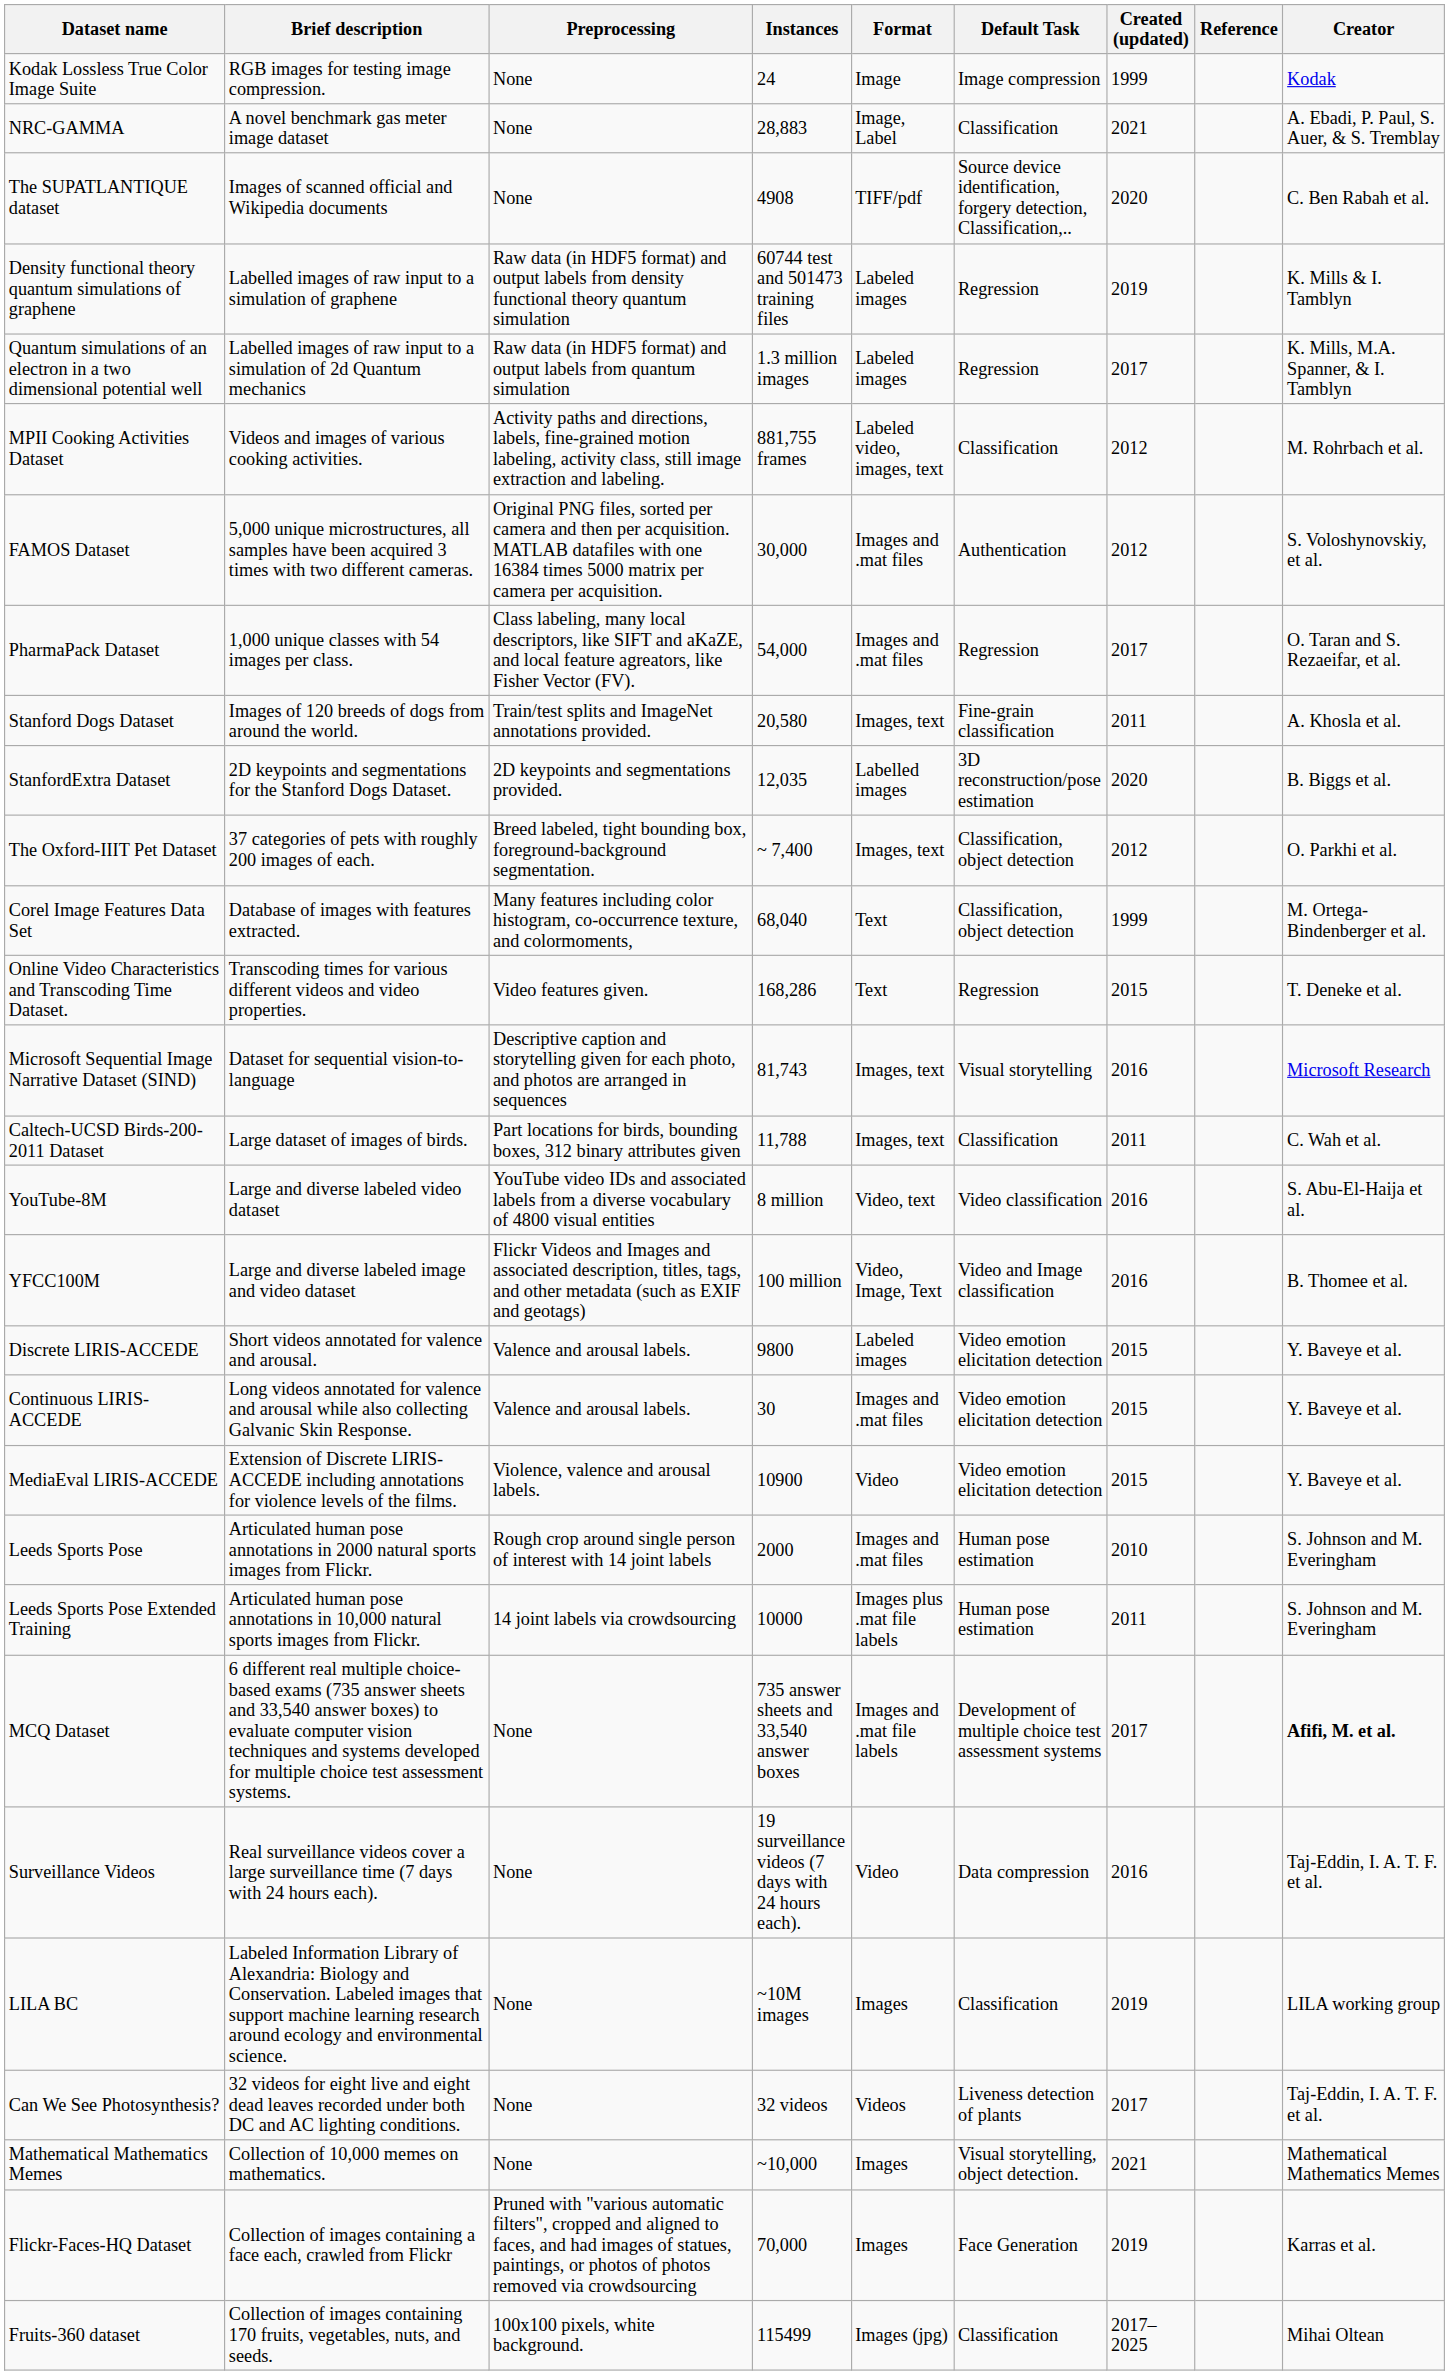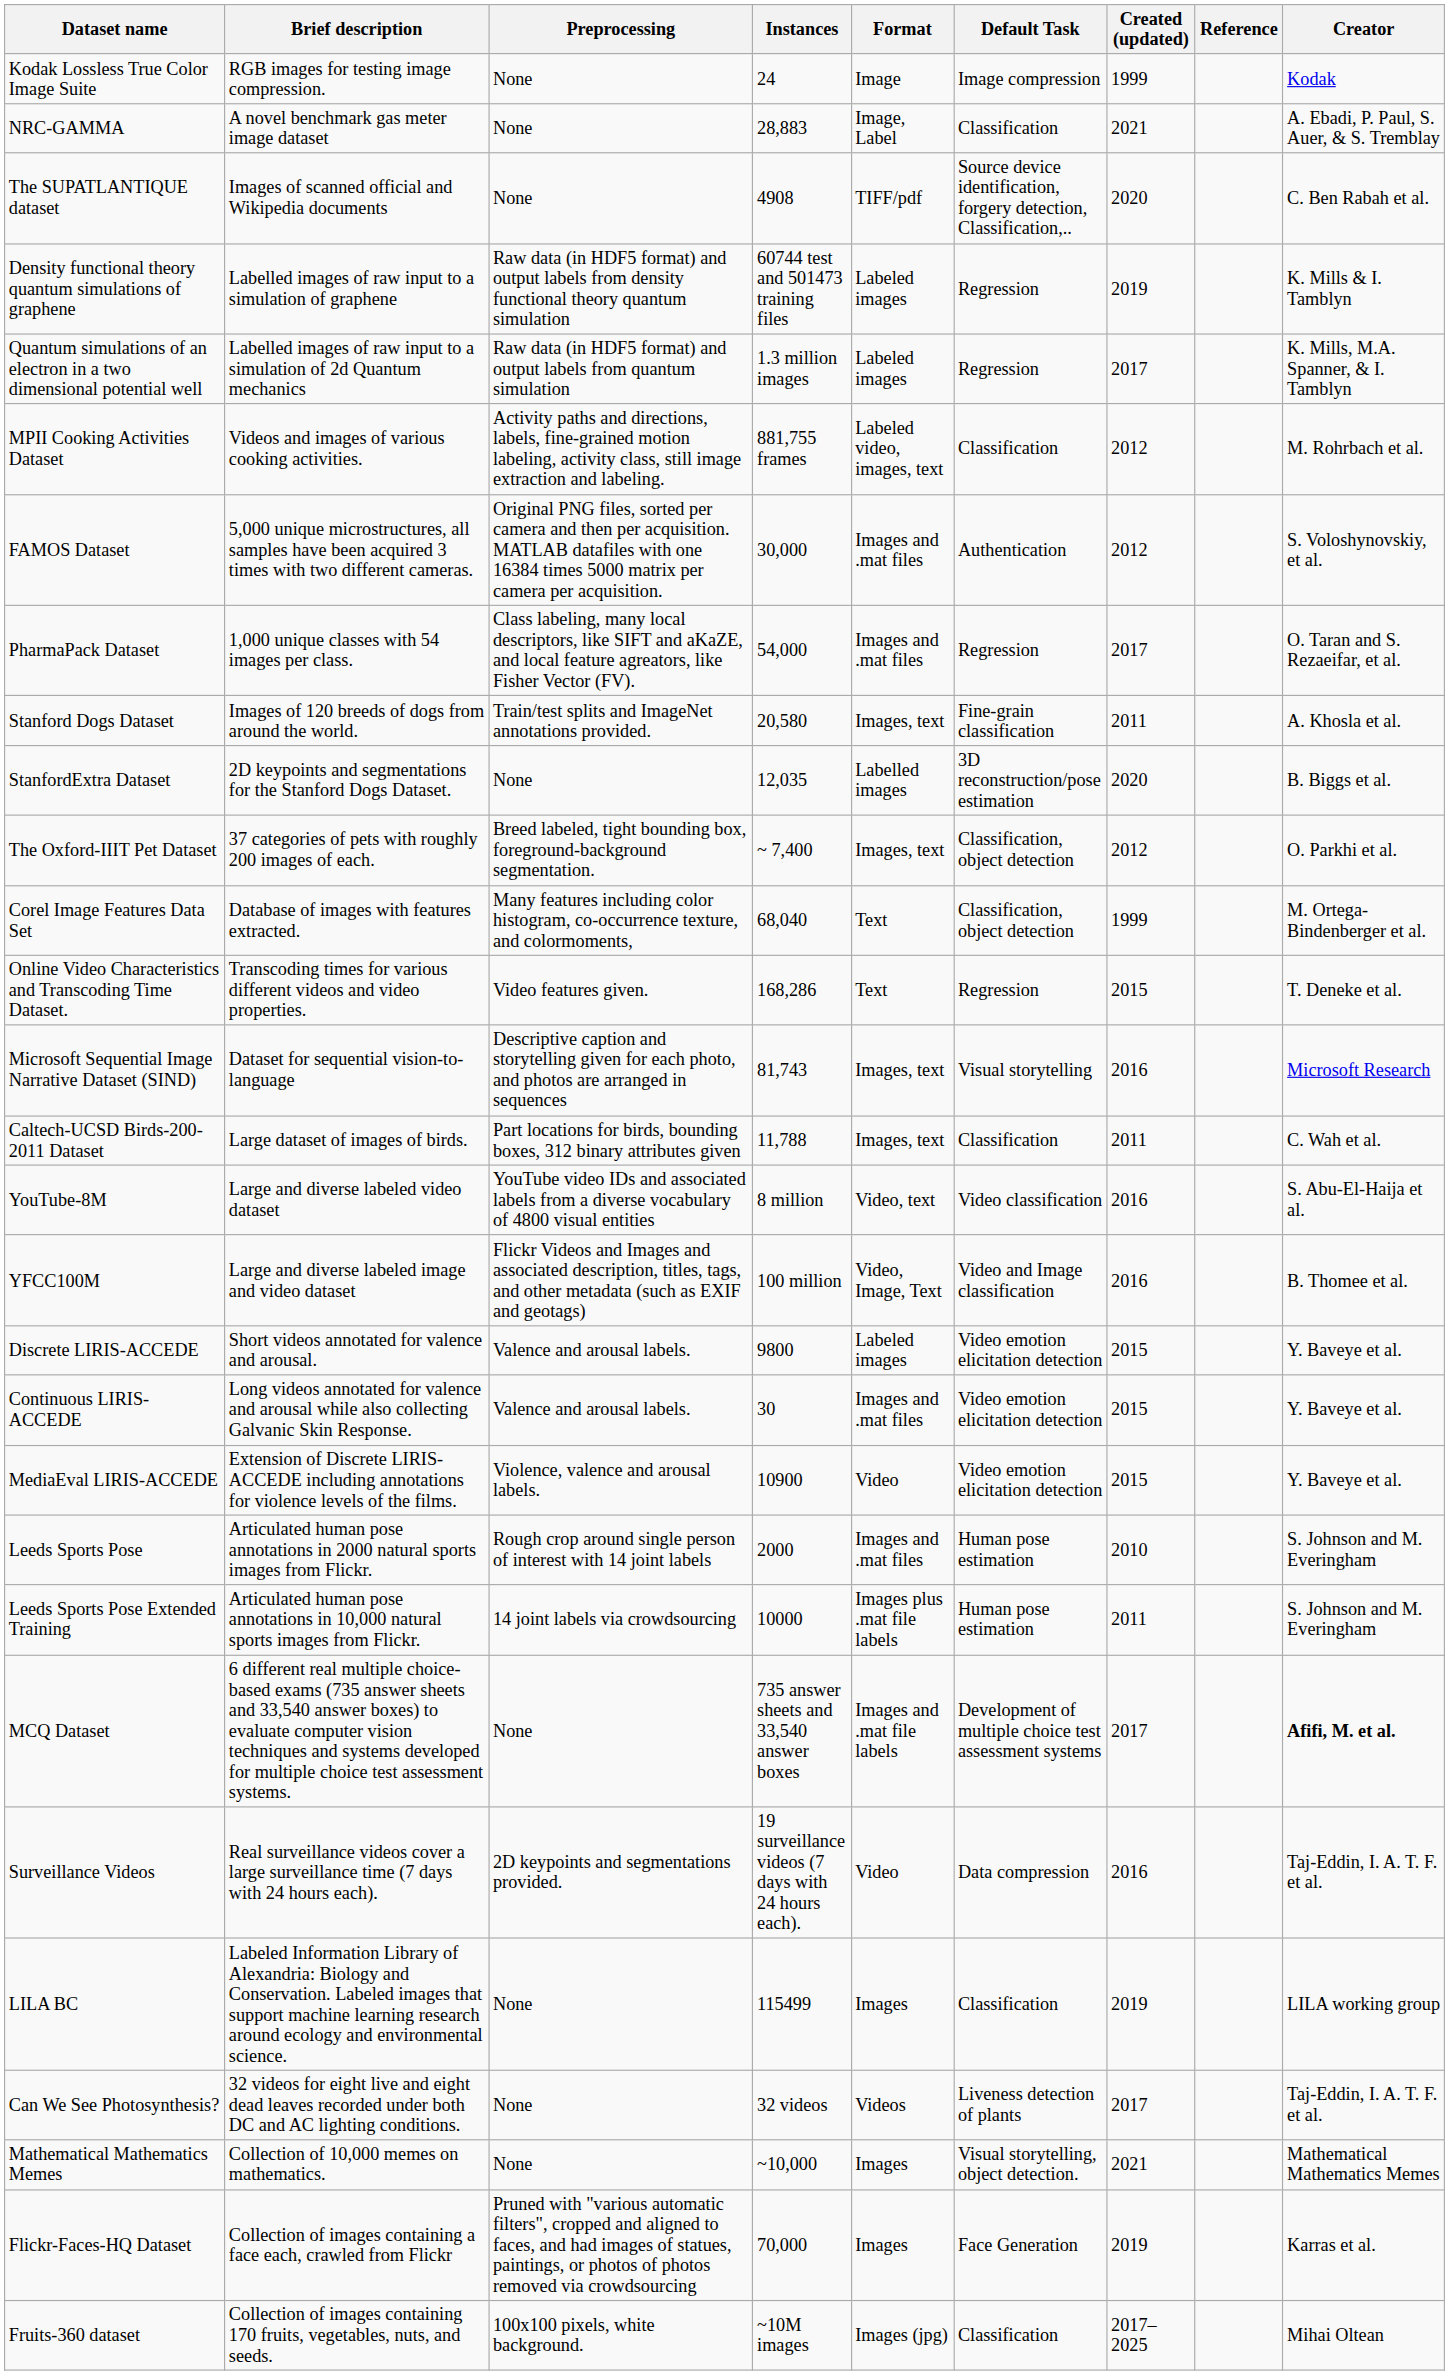(612, 780) 2D keypoints and segmentations provided. -> (513, 780) None
(513, 1872) None -> (612, 1872) 2D keypoints and segmentations provided.
(783, 2004) ~10M images -> (784, 2004) 115499
(784, 2335) 115499 -> (783, 2335) ~10M images
